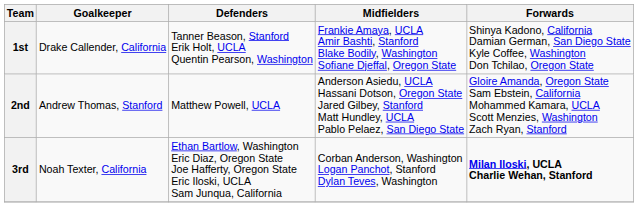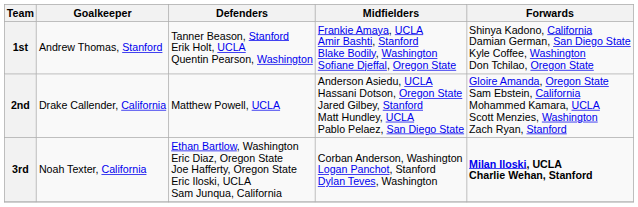(103, 48) Drake Callender, California -> (101, 48) Andrew Thomas, Stanford
(101, 106) Andrew Thomas, Stanford -> (103, 106) Drake Callender, California
